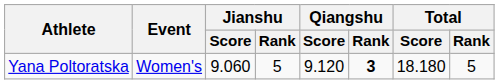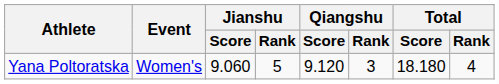(371, 67) bold -> (371, 67) normal
(471, 67) 5 -> (471, 67) 4
